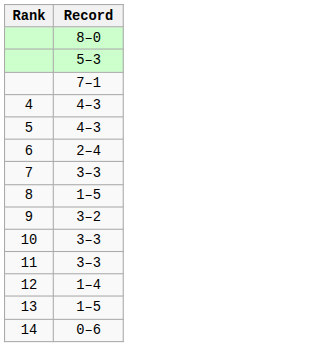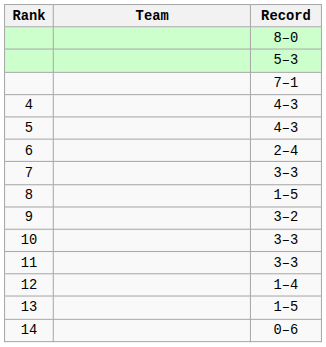+ column: (152, 16)
